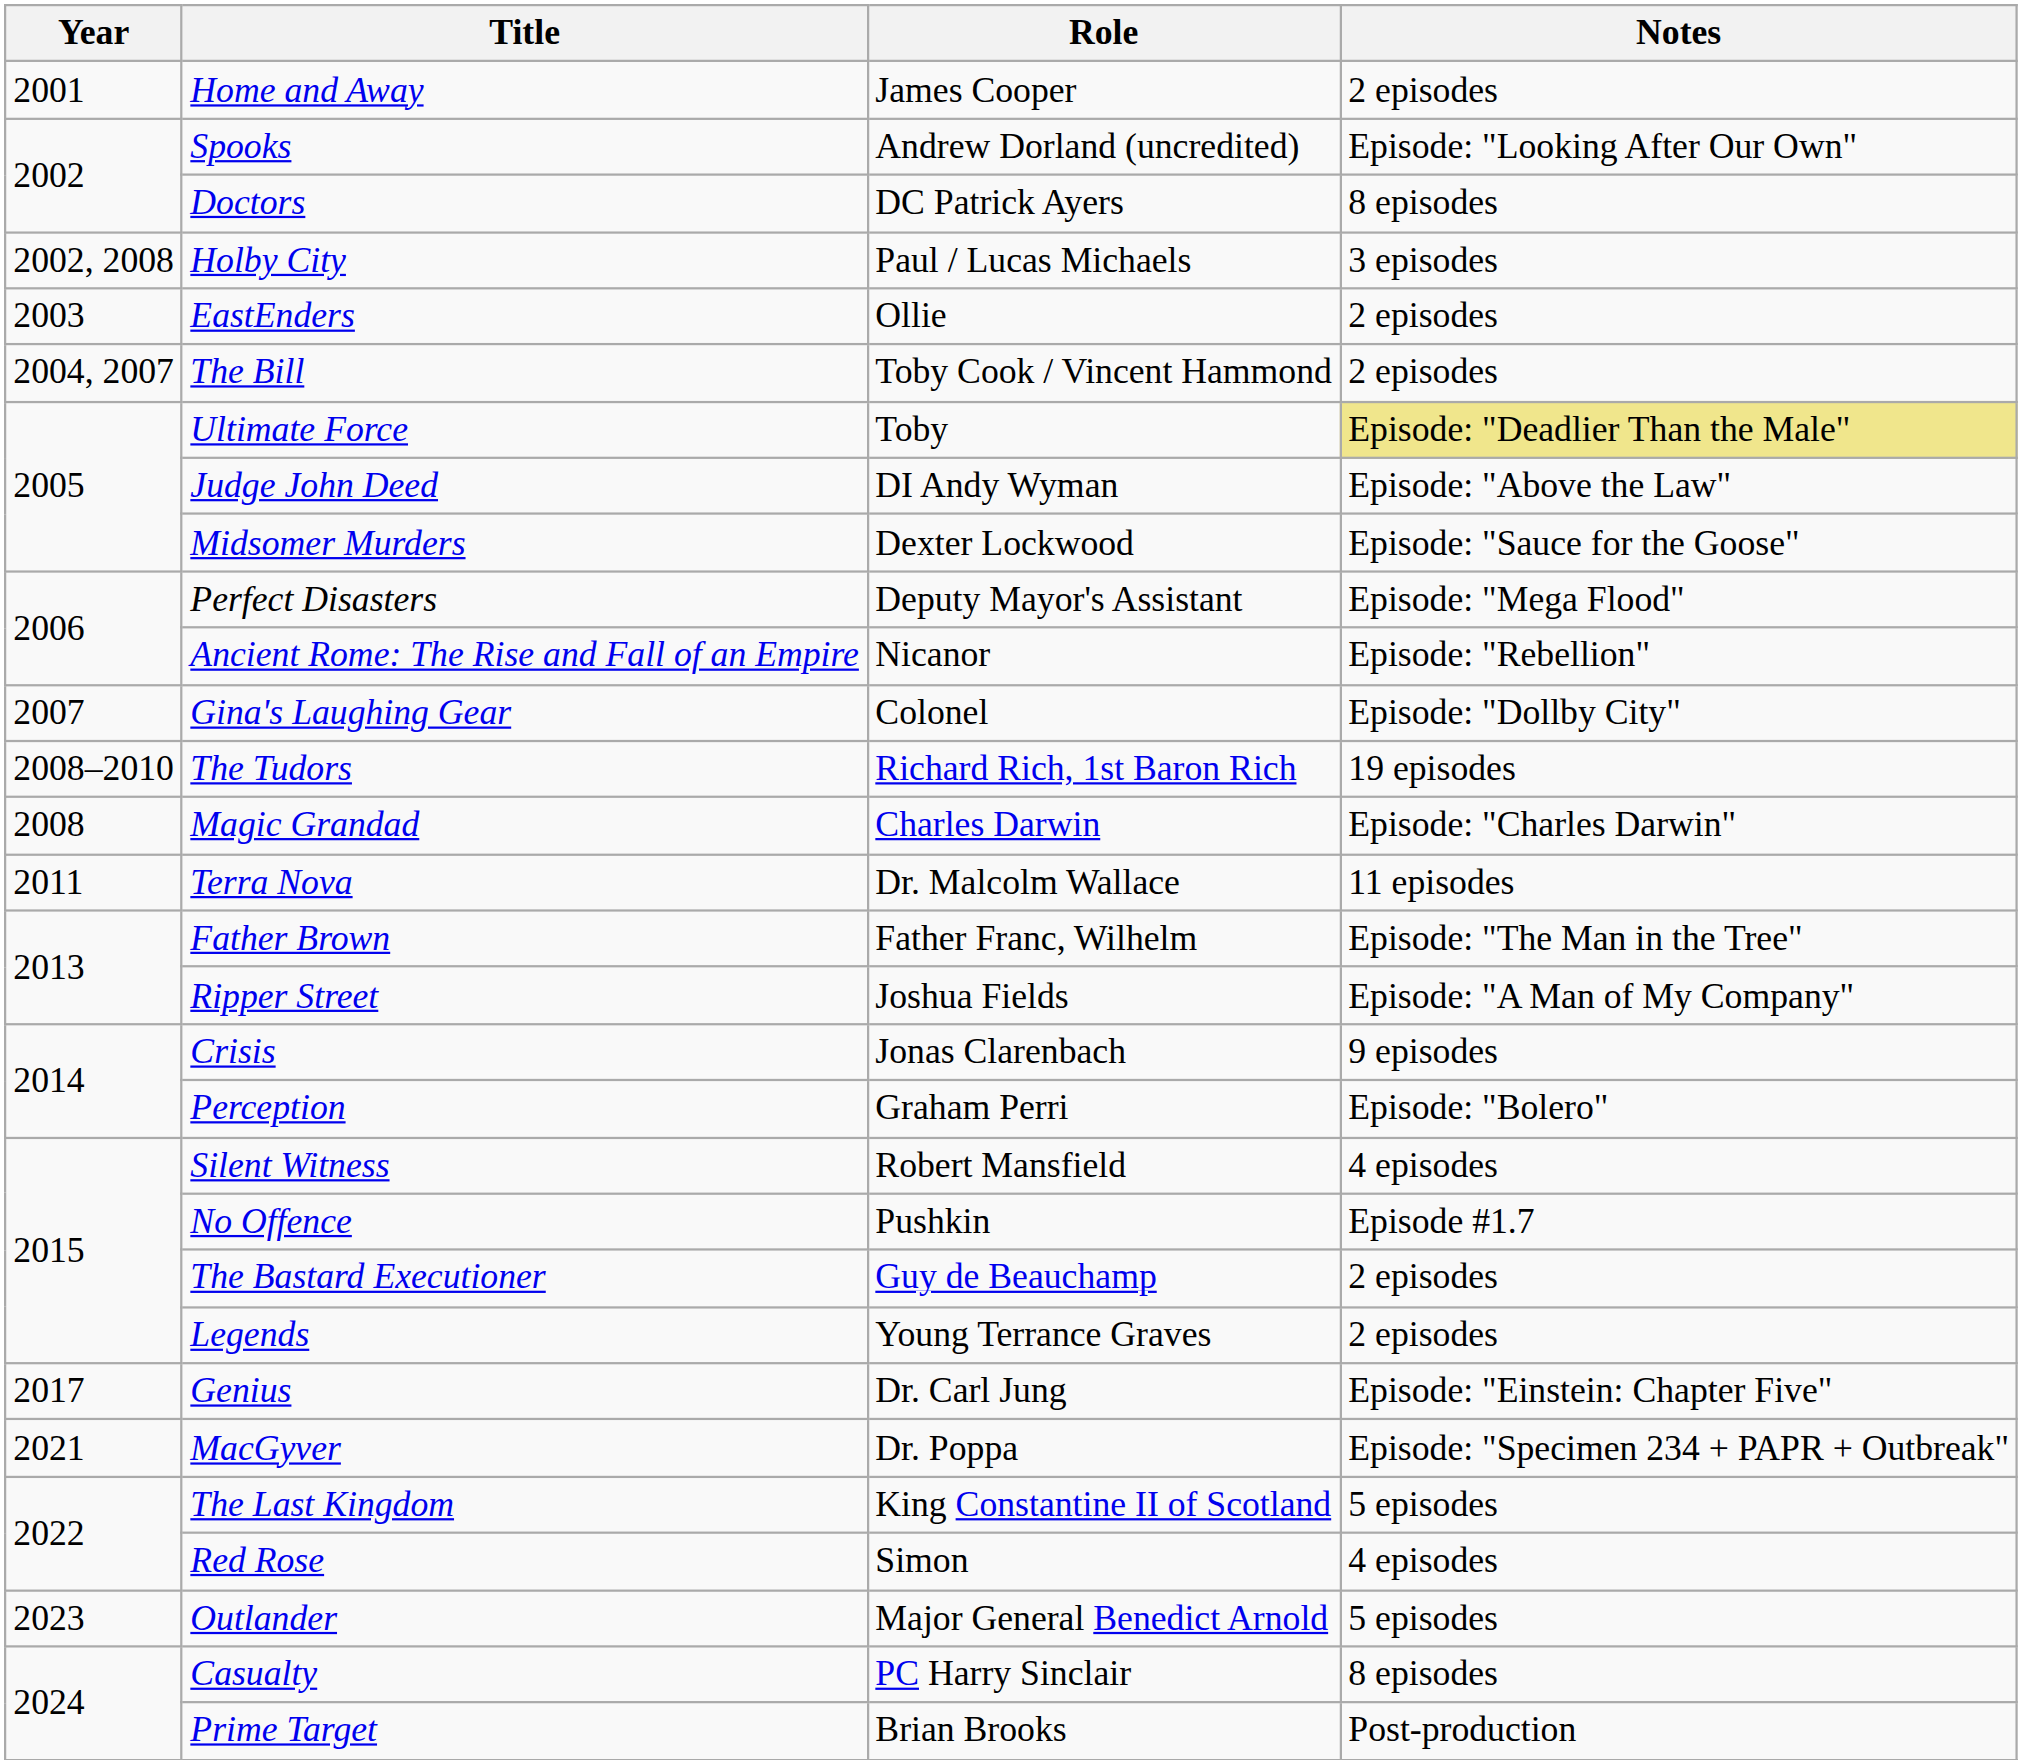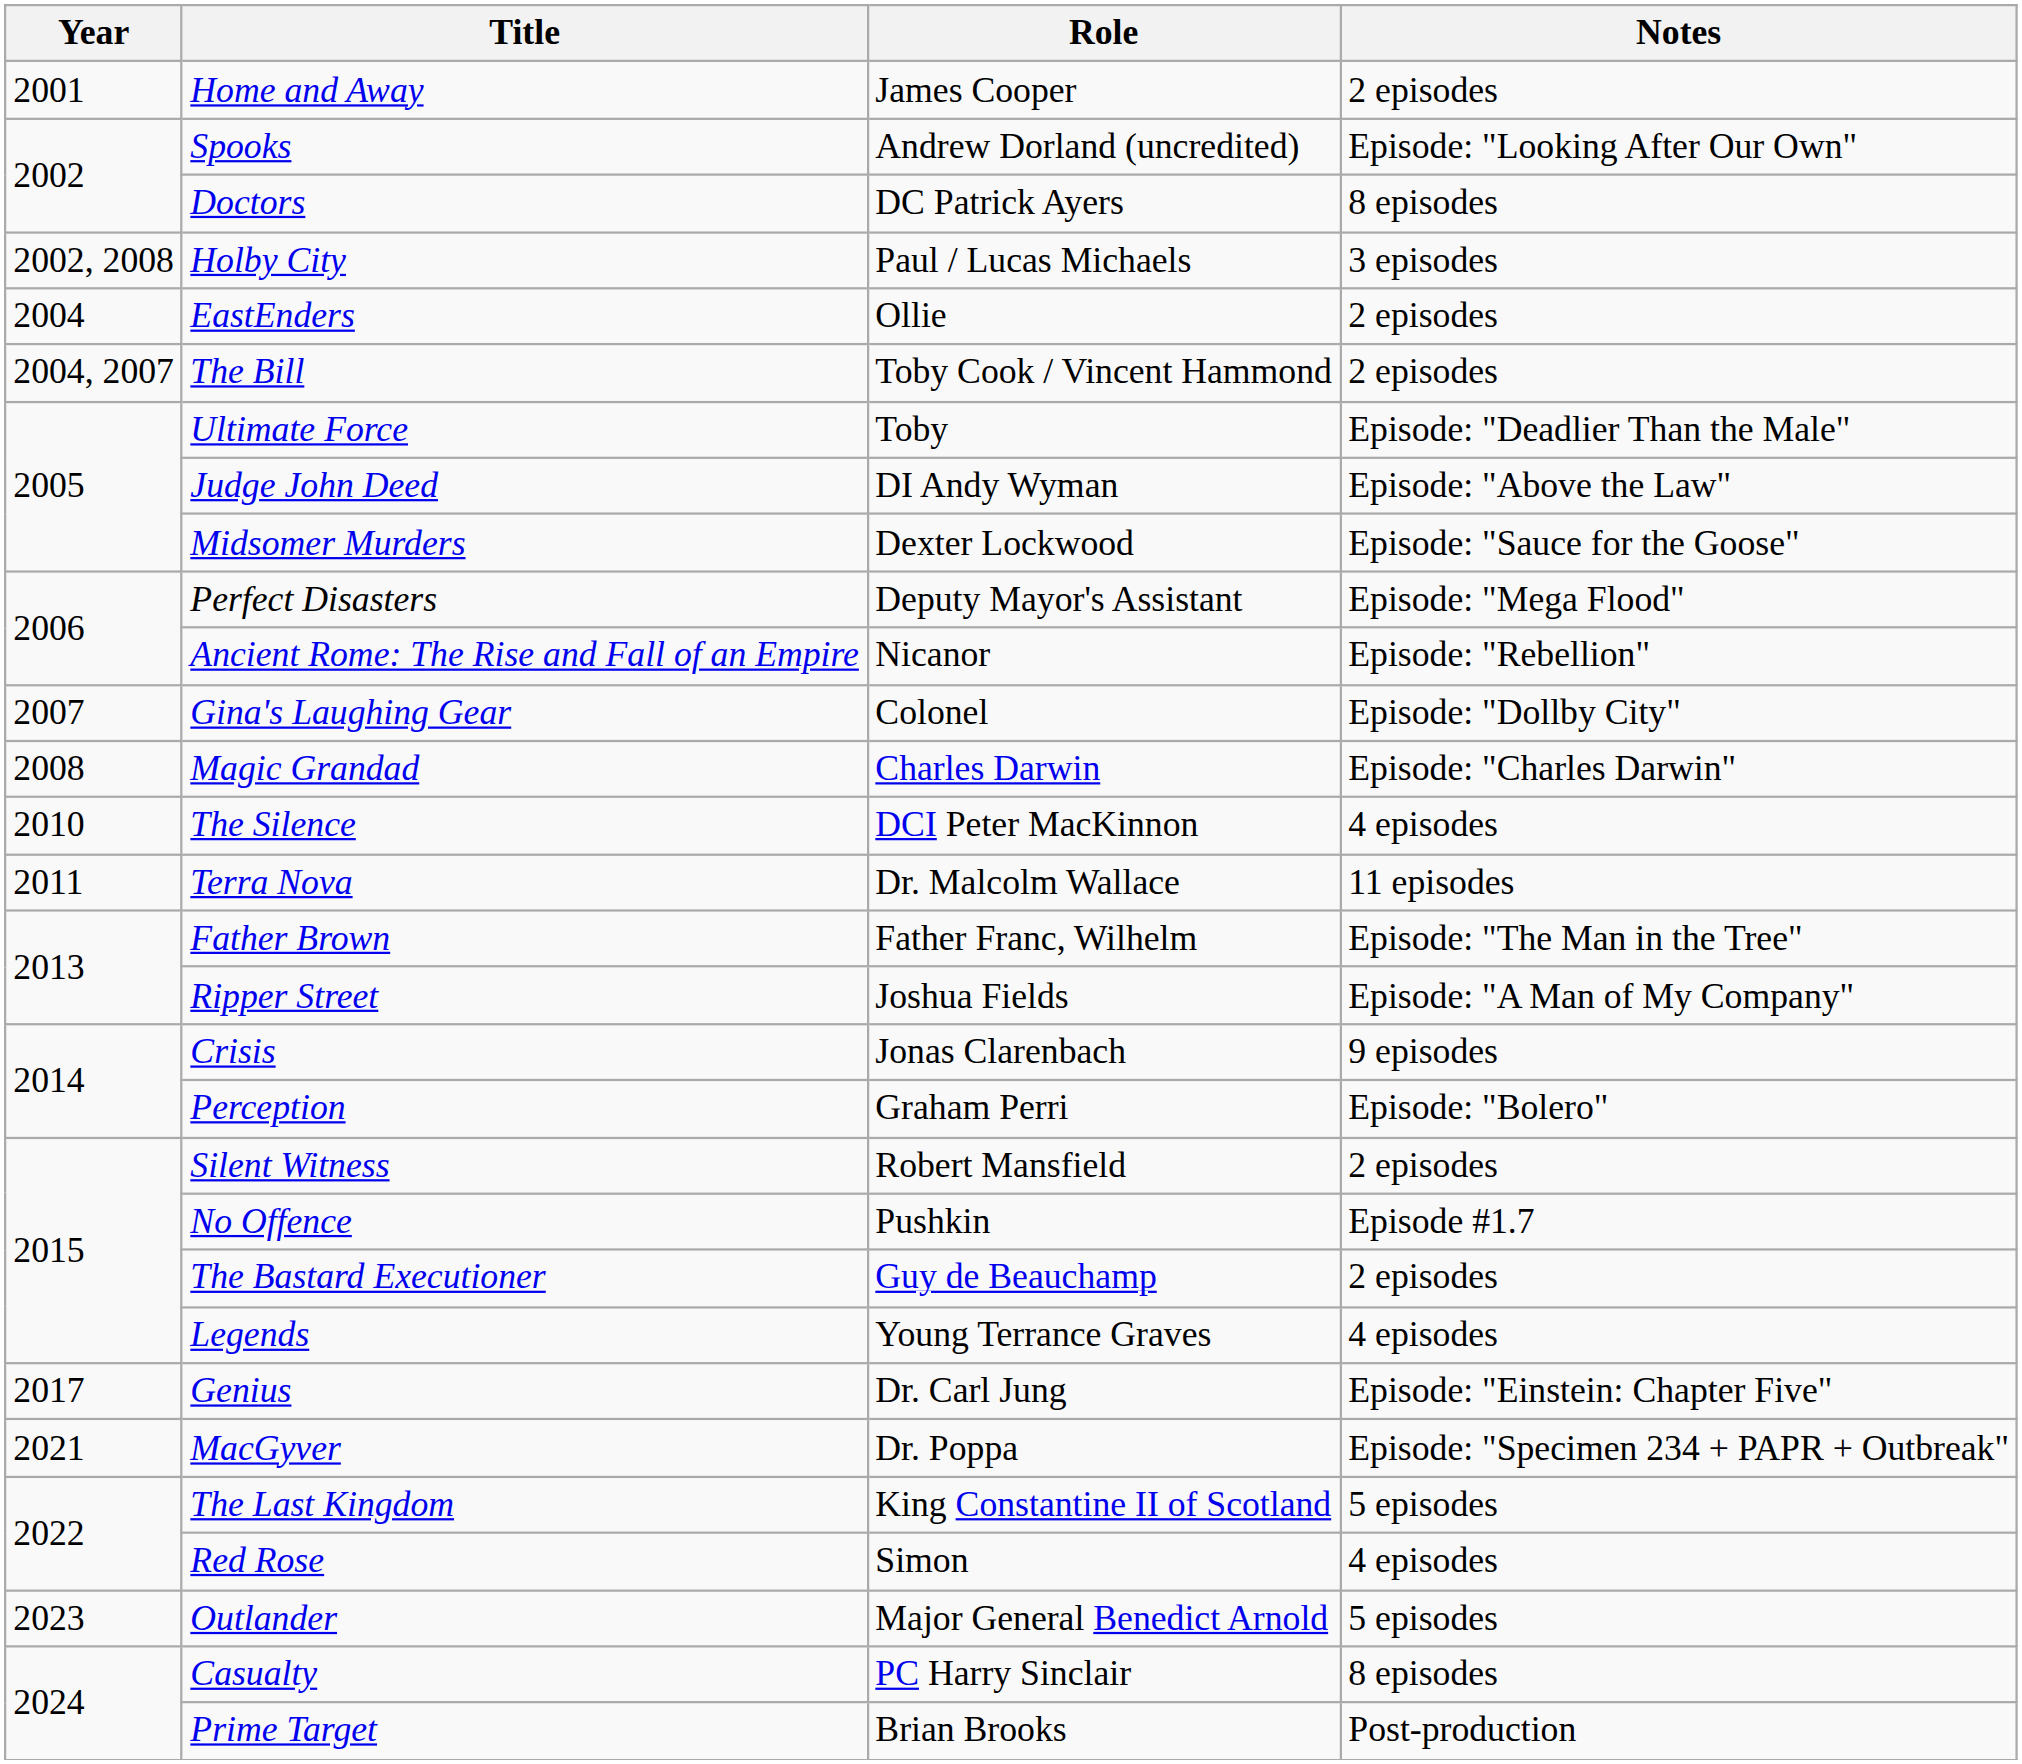(49, 315) 2003 -> (49, 315) 2004
(1599, 428) khaki background -> (1599, 428) no background
- row: (271, 768)
+ row: (273, 825)
(1423, 1164) 4 episodes -> (1423, 1164) 2 episodes
(1423, 1334) 2 episodes -> (1423, 1334) 4 episodes
